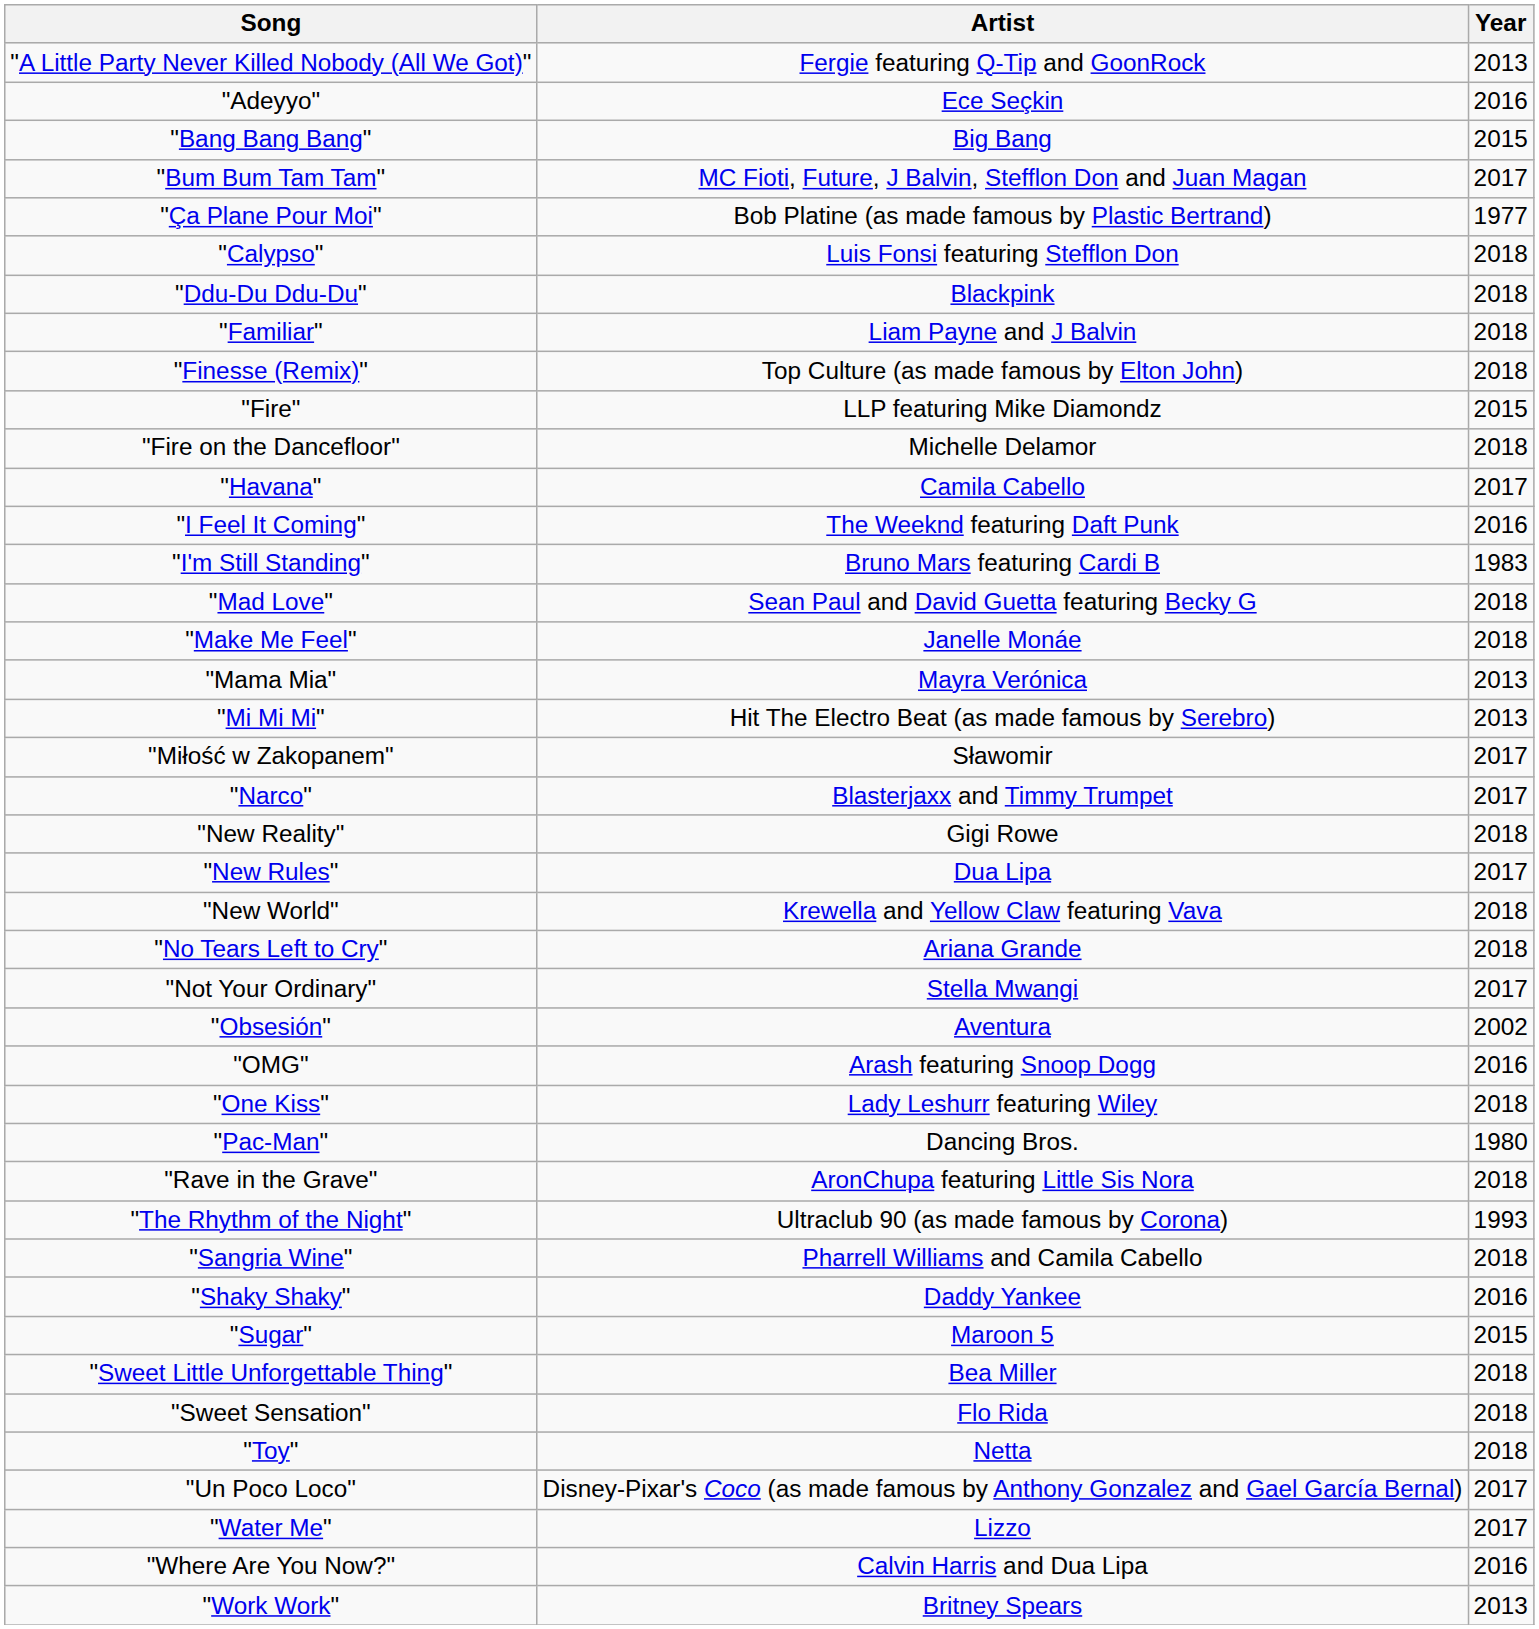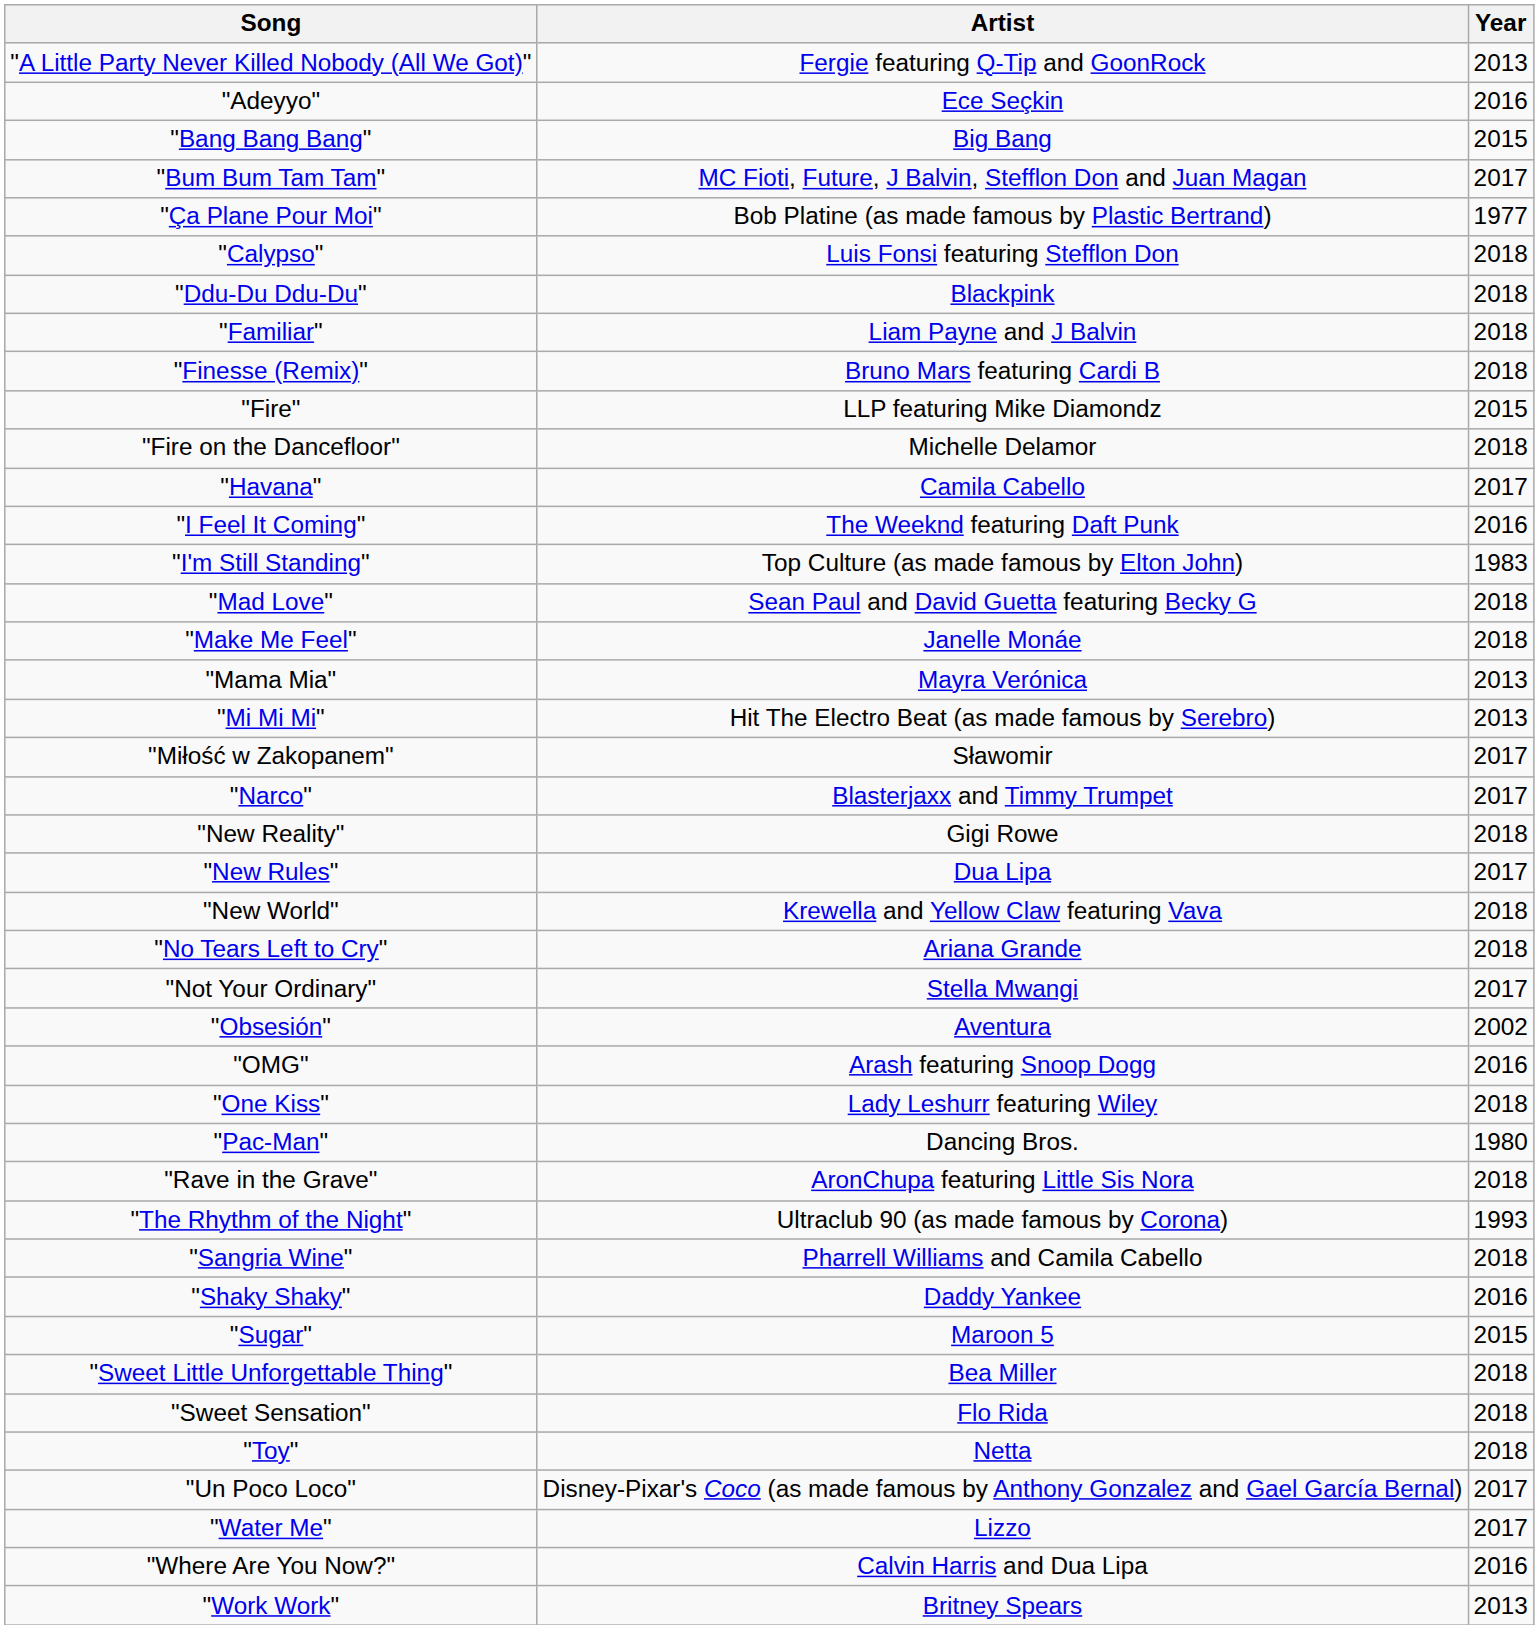(1002, 370) Top Culture (as made famous by Elton John) -> (1002, 370) Bruno Mars featuring Cardi B
(1002, 563) Bruno Mars featuring Cardi B -> (1002, 563) Top Culture (as made famous by Elton John)
